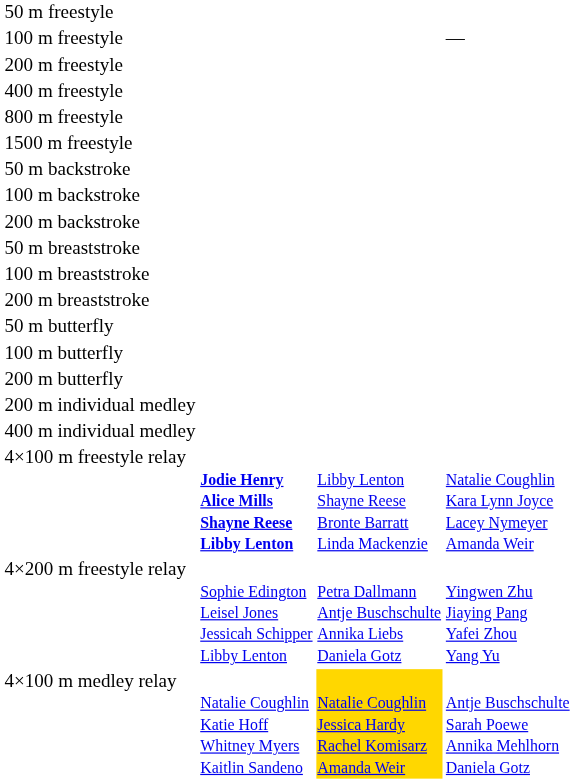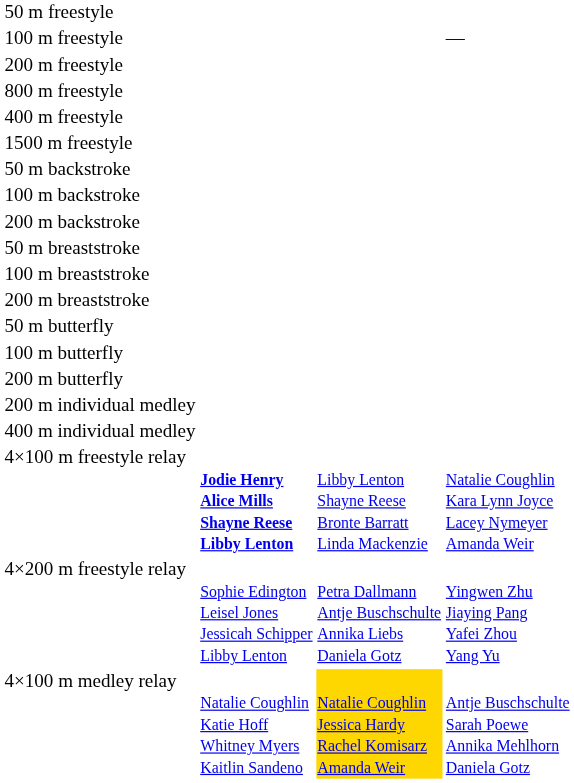rows swapped: (64, 90) <-> (64, 116)
